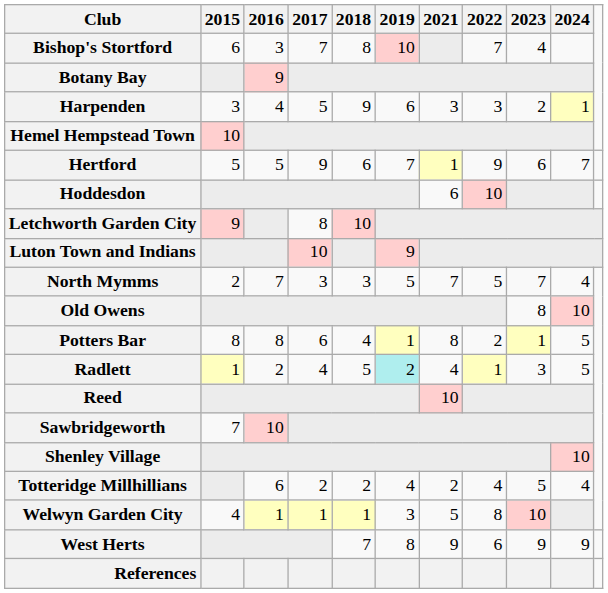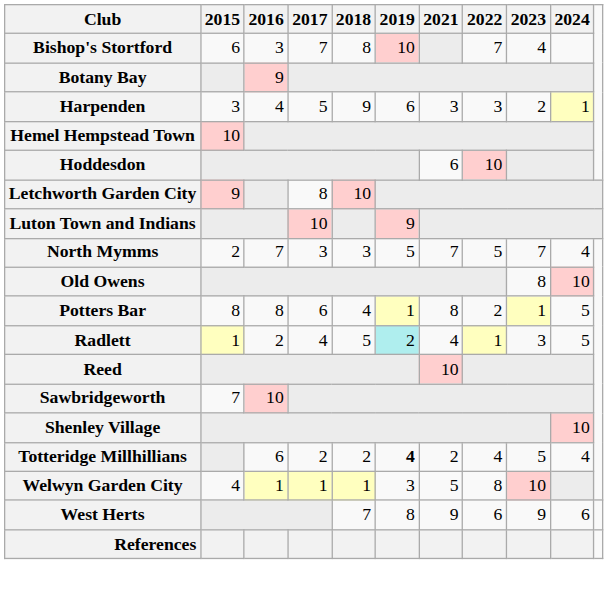- row: (103, 164)
(410, 485) normal -> (410, 456) bold
(585, 543) 9 -> (585, 514) 6
